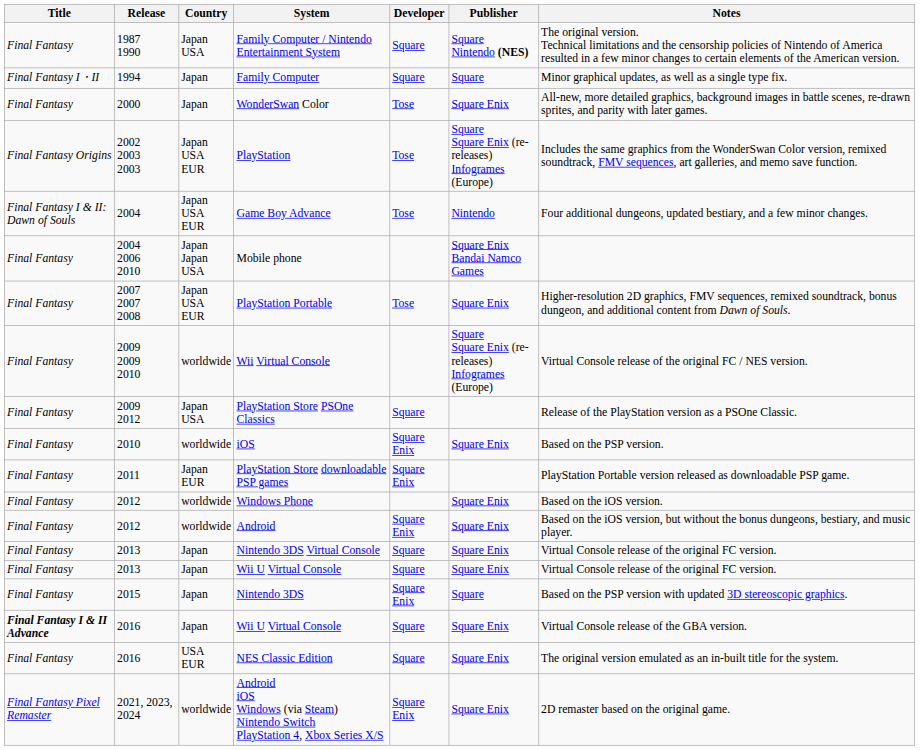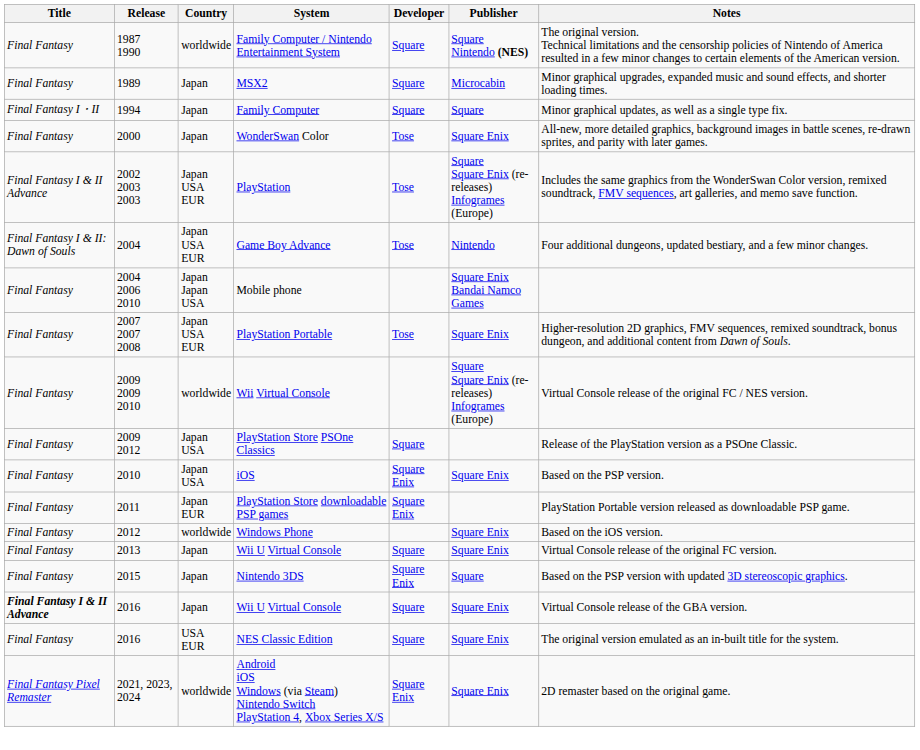(194, 45) Japan USA -> (206, 45) worldwide
+ row: (129, 83)
(59, 155) Final Fantasy Origins -> (55, 187) Final Fantasy I & II Advance
(206, 444) worldwide -> (194, 475) Japan USA
- row: (129, 526)
- row: (129, 551)
